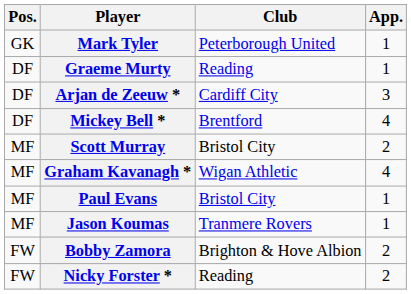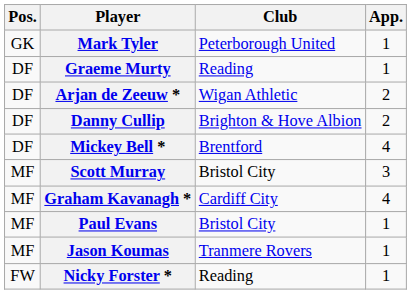(238, 95) Cardiff City -> (248, 95) Wigan Athletic
(386, 95) 3 -> (386, 95) 2
+ row: (118, 120)
(386, 146) 2 -> (386, 172) 3
(248, 172) Wigan Athletic -> (238, 198) Cardiff City
- row: (118, 250)
(386, 276) 2 -> (386, 276) 1
